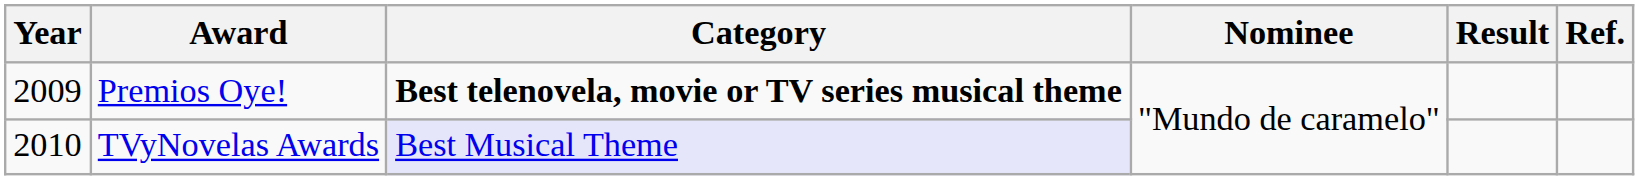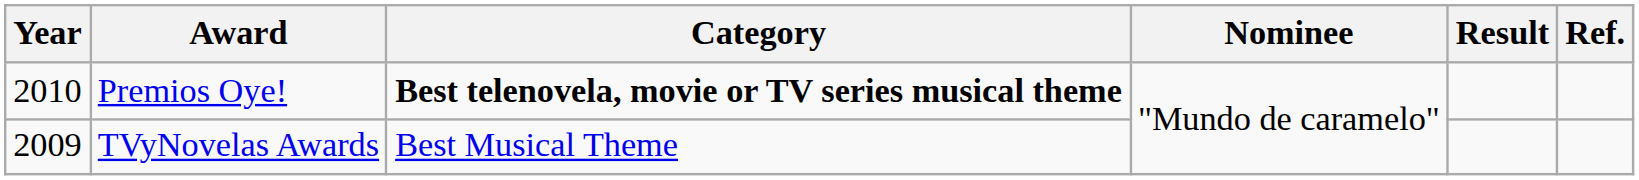(47, 89) 2009 -> (47, 89) 2010
(47, 146) 2010 -> (47, 146) 2009
(537, 146) lavender background -> (537, 146) no background
